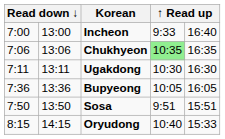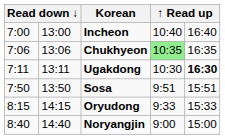(164, 32) 9:33 -> (167, 32) 10:40
(202, 69) normal -> (202, 69) bold
- row: (112, 87)
(167, 124) 10:40 -> (164, 106) 9:33
+ row: (114, 124)
